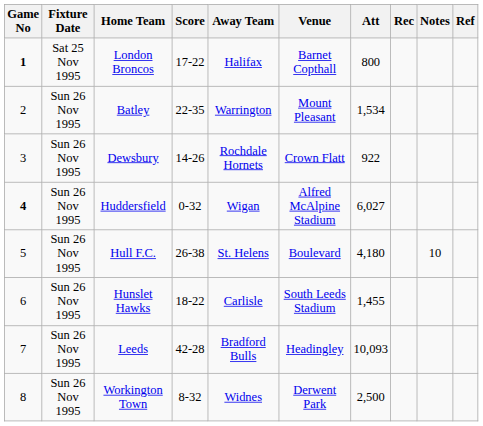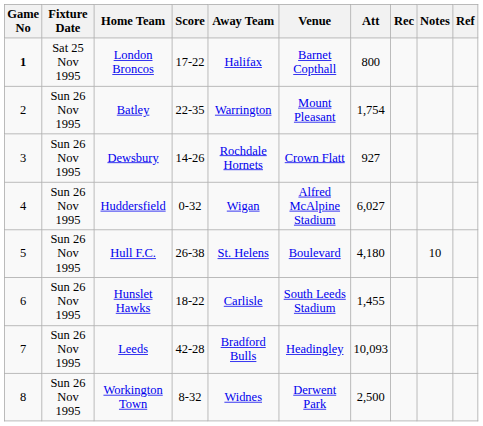(371, 110) 1,534 -> (371, 110) 1,754
(371, 158) 922 -> (371, 158) 927
(23, 205) bold -> (23, 205) normal
